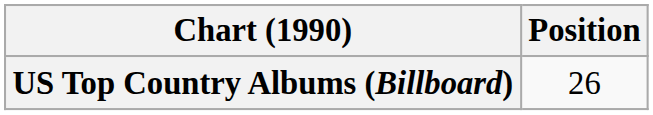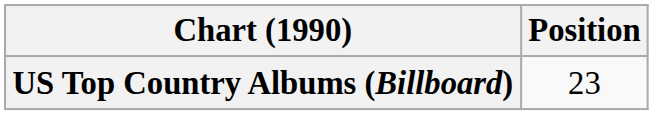(584, 82) 26 -> (584, 82) 23
